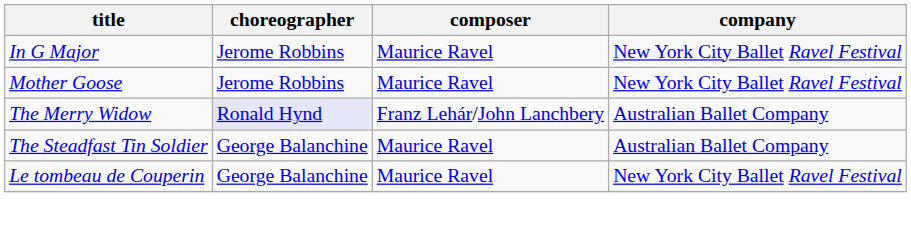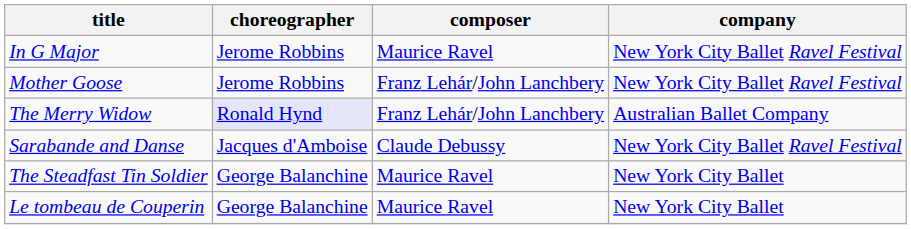(435, 82) Maurice Ravel -> (490, 82) Franz Lehár/John Lanchbery
+ row: (97, 144)
(721, 144) Australian Ballet Company -> (698, 176) New York City Ballet
(757, 176) New York City Ballet Ravel Festival -> (698, 207) New York City Ballet
